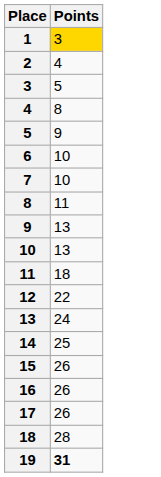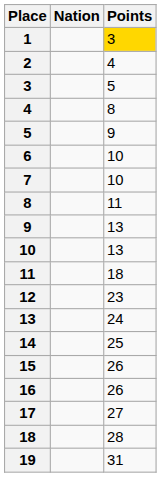+ column: (77, 16)
(62, 296) 22 -> (115, 296) 23
(62, 413) 26 -> (115, 413) 27
(62, 460) bold -> (115, 460) normal
